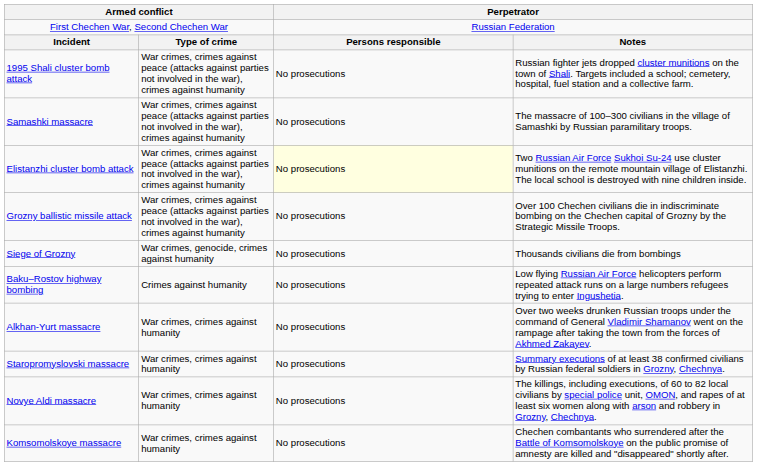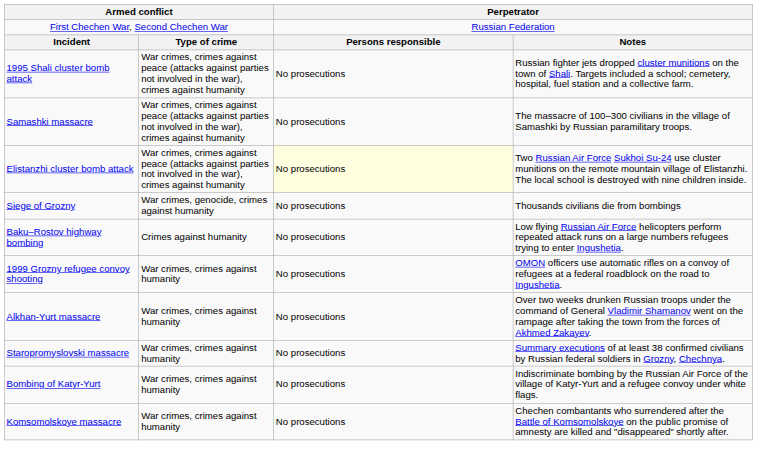- row: (69, 216)
+ row: (68, 274)
+ row: (53, 384)
- row: (51, 400)
